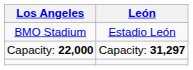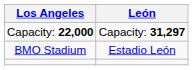rows swapped: (50, 31) <-> (50, 50)
